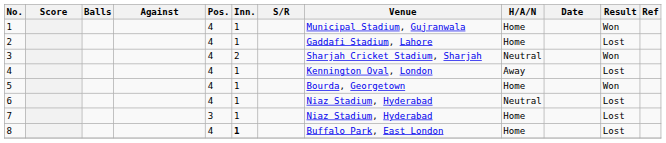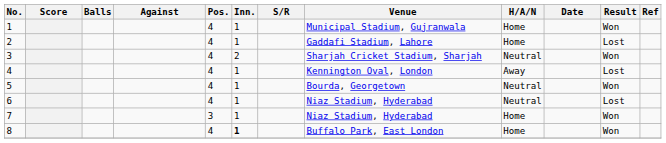(514, 86) Home -> (523, 86) Neutral
(614, 116) Lost -> (611, 116) Won
(614, 130) Lost -> (611, 130) Won
